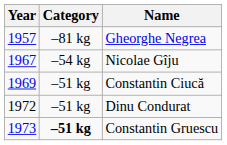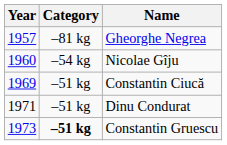(22, 60) 1967 -> (22, 60) 1960
(22, 106) 1972 -> (22, 106) 1971
